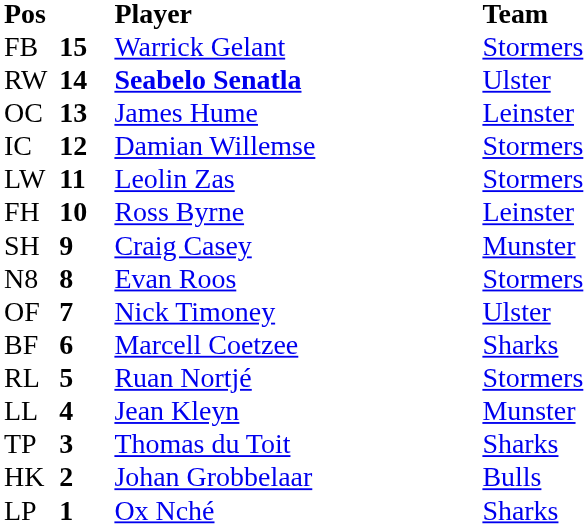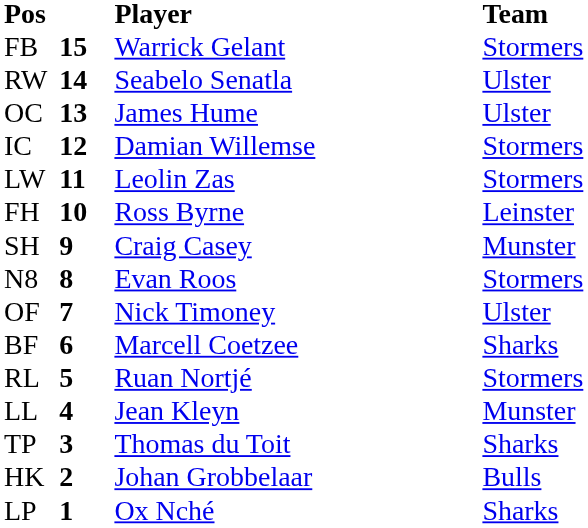(208, 79) bold -> (203, 79) normal
(528, 112) Leinster -> (517, 112) Ulster
